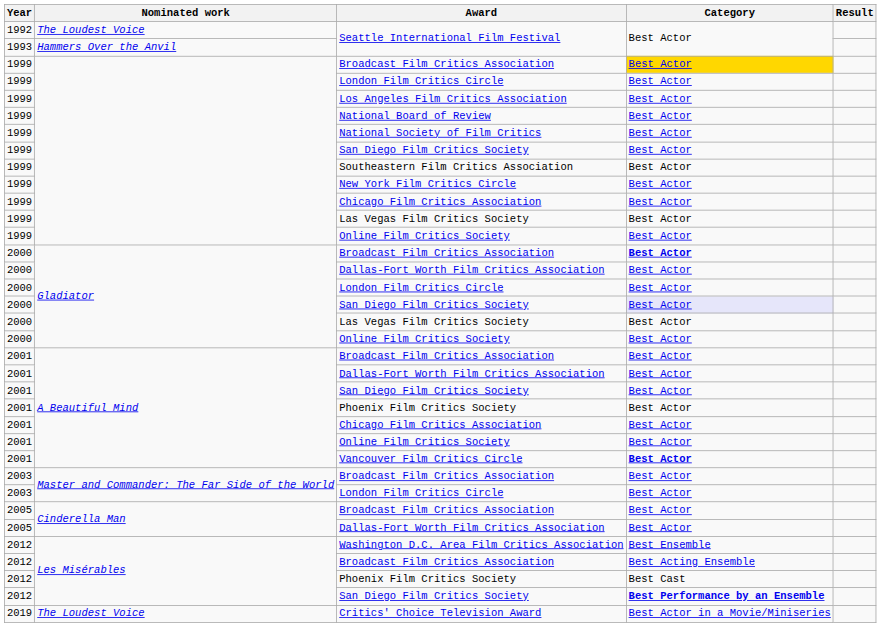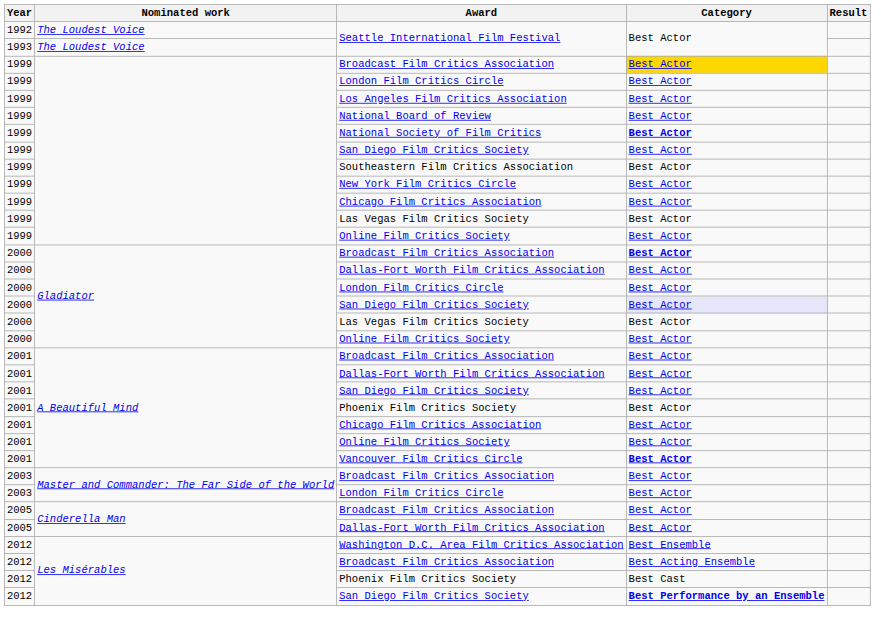(107, 47) Hammers Over the Anvil -> (91, 47) The Loudest Voice
(660, 133) normal -> (660, 133) bold
- row: (20, 614)
